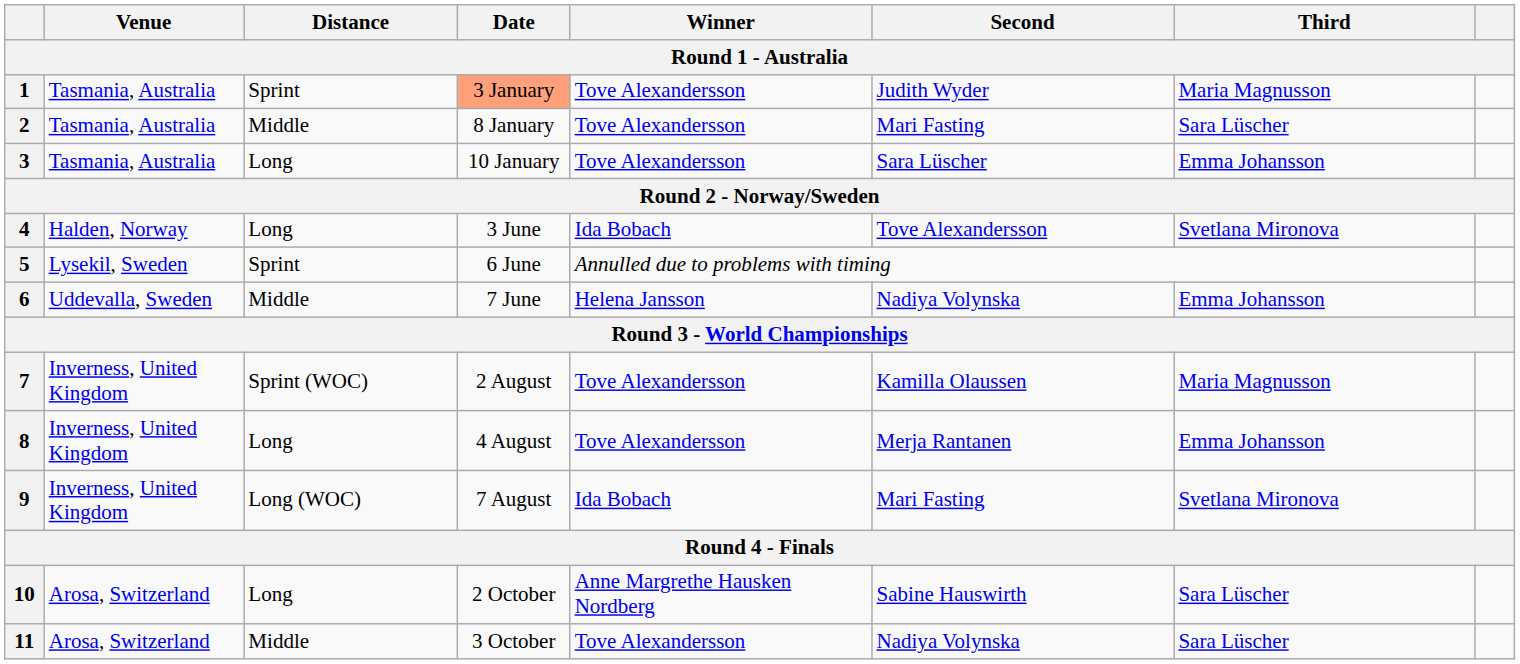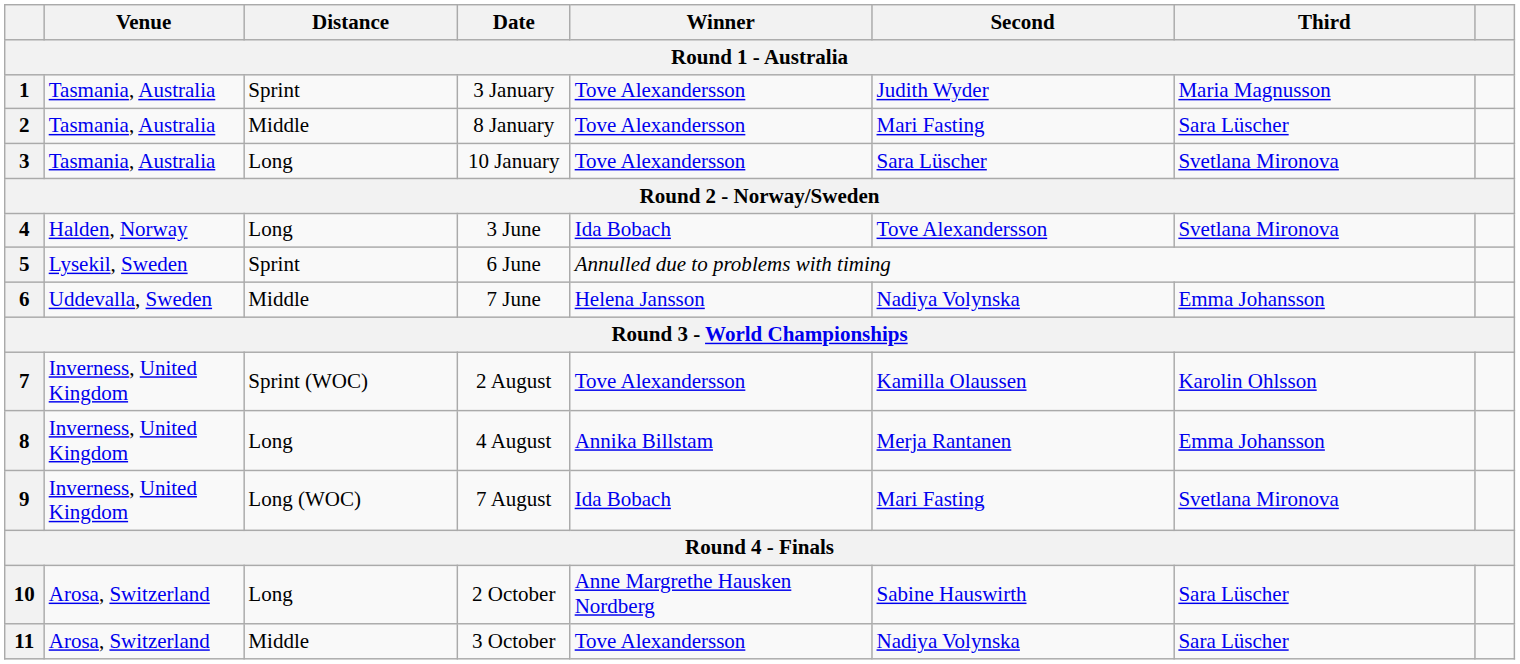(514, 91) lightsalmon background -> (514, 91) no background
(1252, 160) Emma Johansson -> (1259, 160) Svetlana Mironova
(1255, 381) Maria Magnusson -> (1248, 381) Karolin Ohlsson
(660, 440) Tove Alexandersson -> (644, 440) Annika Billstam
